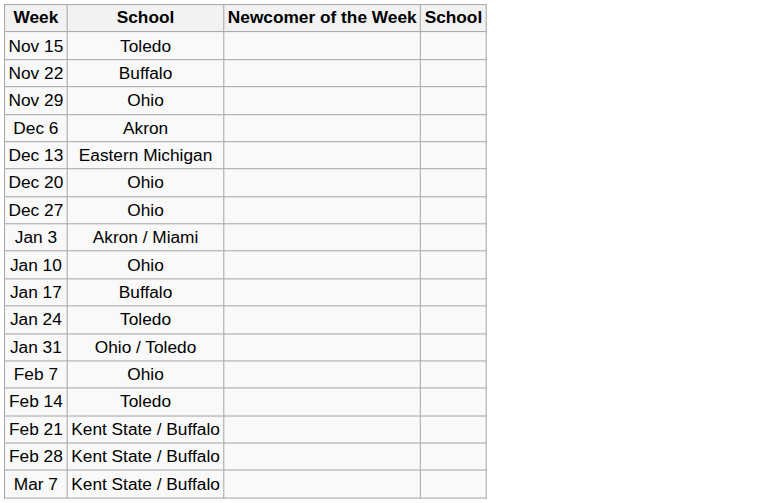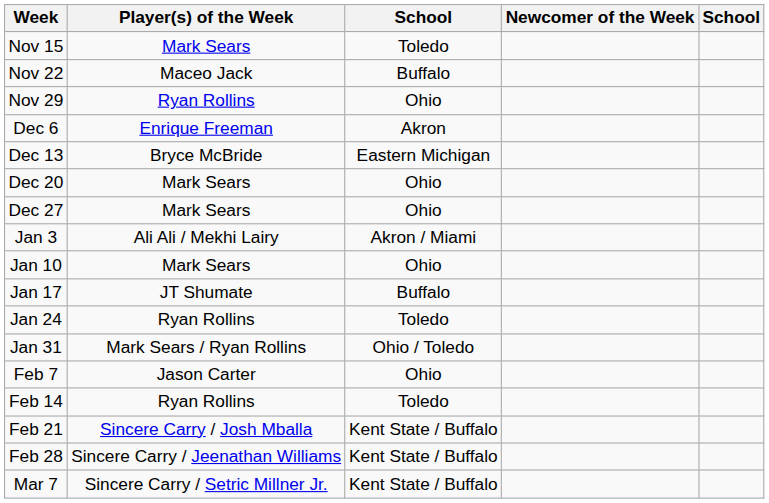+ column: (206, 18)
